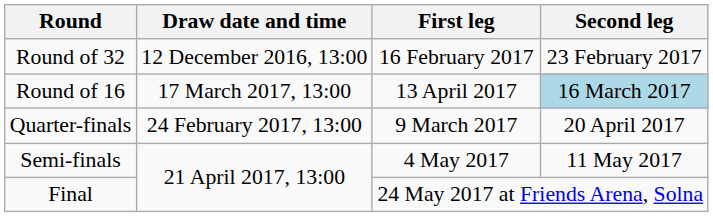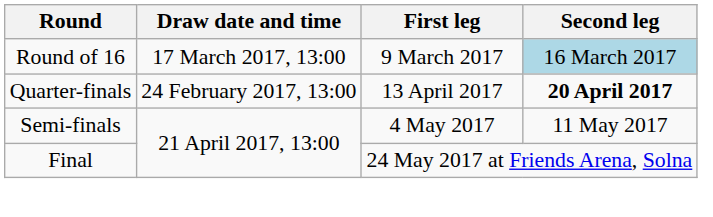- row: (70, 56)
(456, 90) 13 April 2017 -> (442, 56) 9 March 2017
(456, 125) 9 March 2017 -> (442, 90) 13 April 2017
(624, 125) normal -> (610, 90) bold
